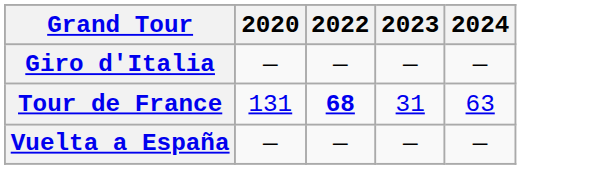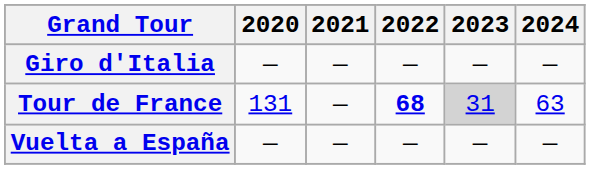+ column: (340, 25)
(410, 104) no background -> (480, 104) lightgrey background
